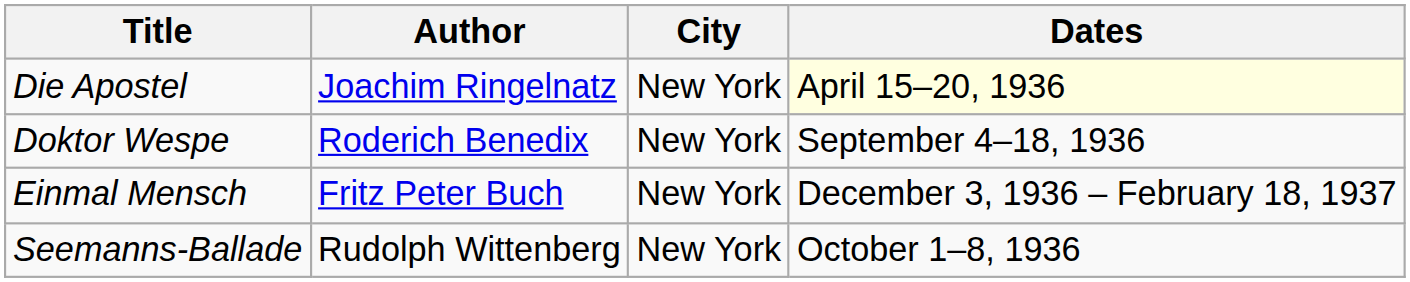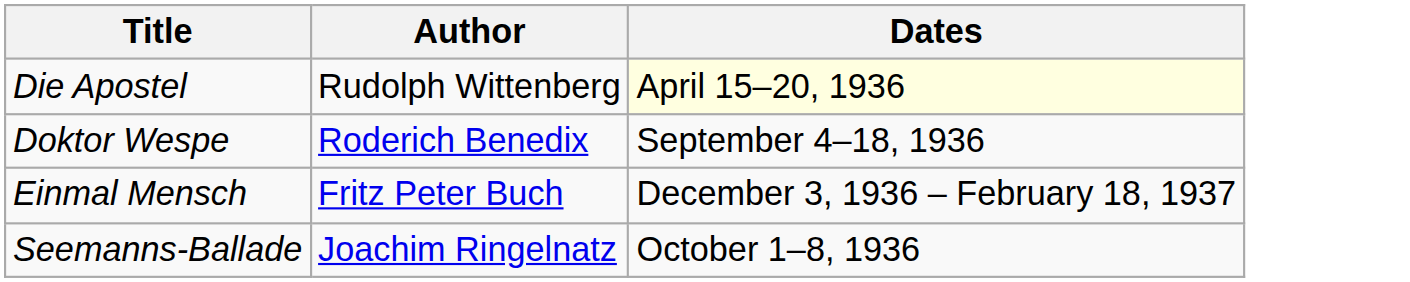- column: (709, 31)
(467, 85) Joachim Ringelnatz -> (469, 85) Rudolph Wittenberg
(469, 248) Rudolph Wittenberg -> (467, 248) Joachim Ringelnatz
